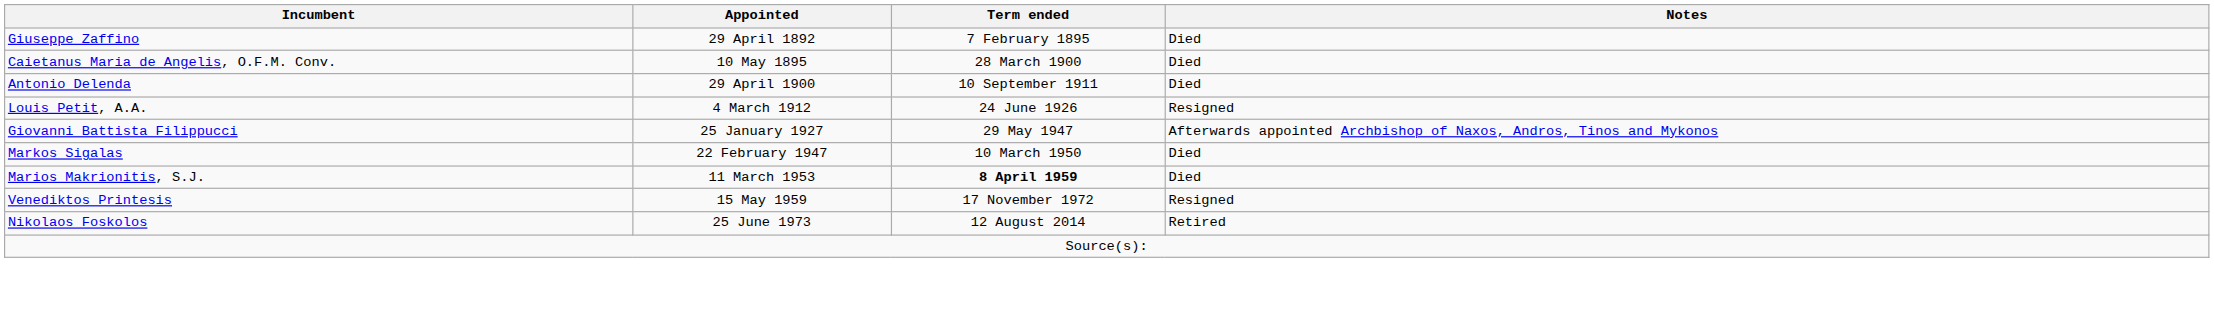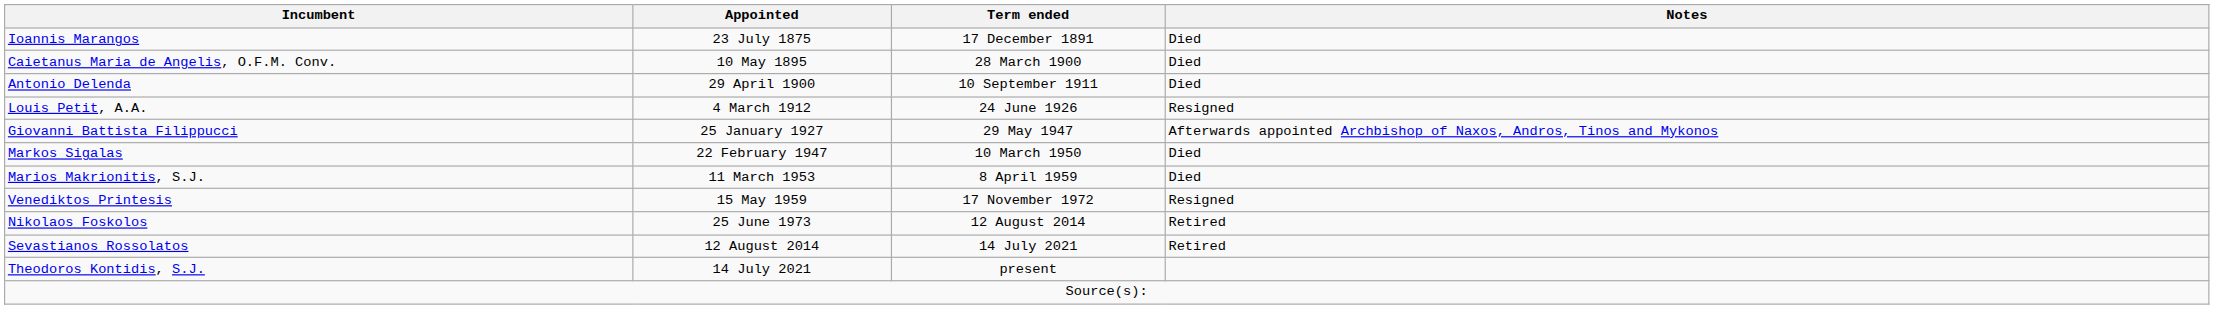+ row: (74, 39)
- row: (74, 39)
(1028, 177) bold -> (1028, 177) normal
+ row: (98, 246)
+ row: (106, 269)
